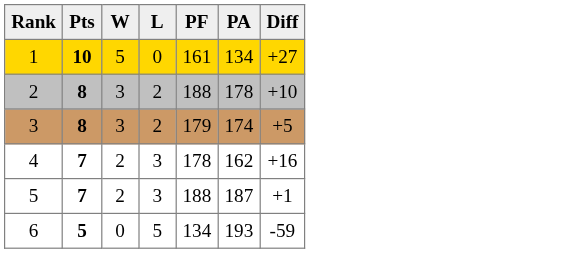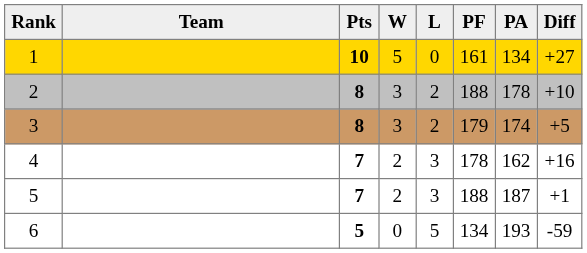+ column: (201, 21)
